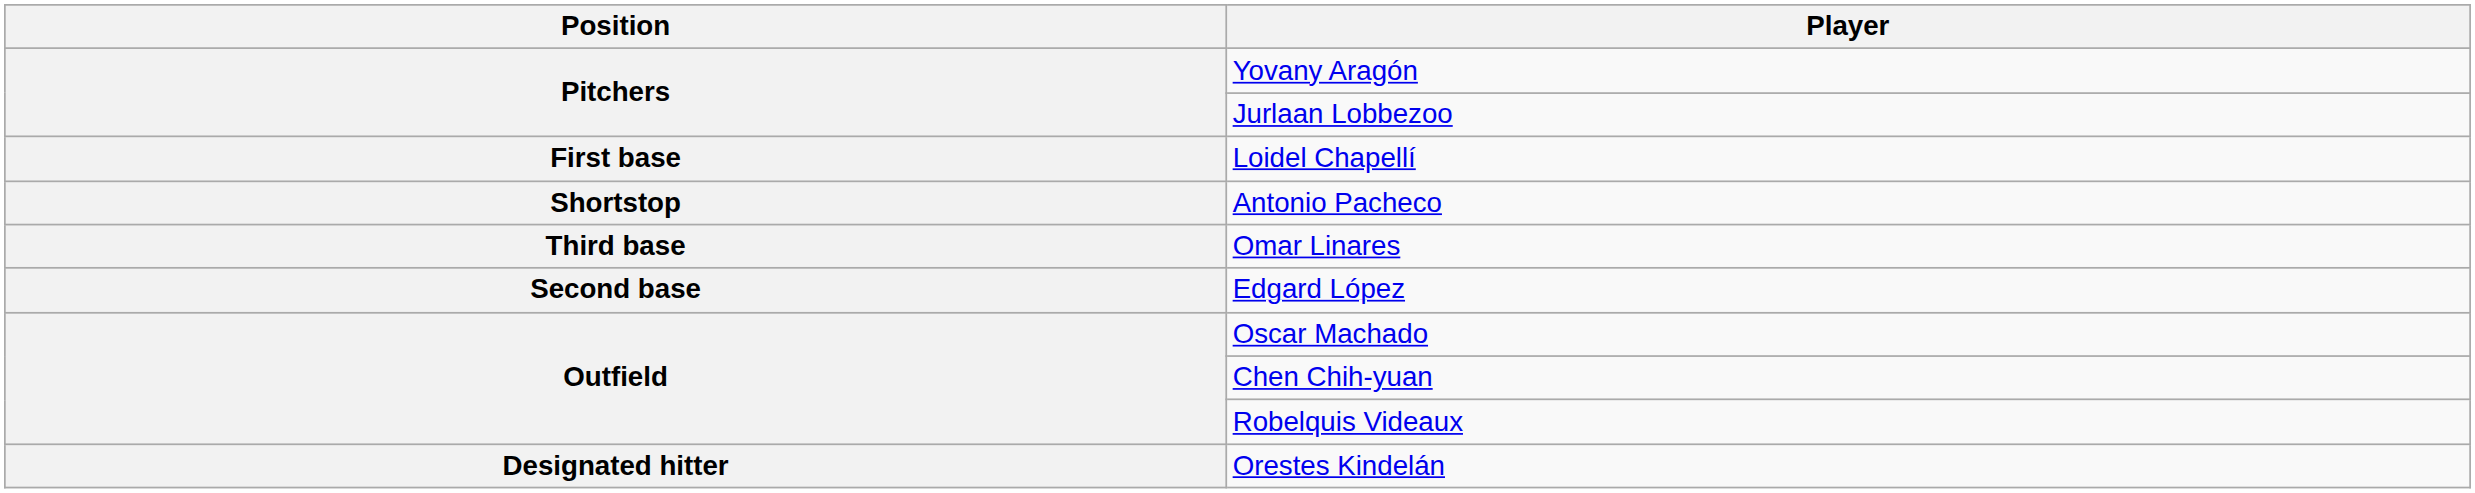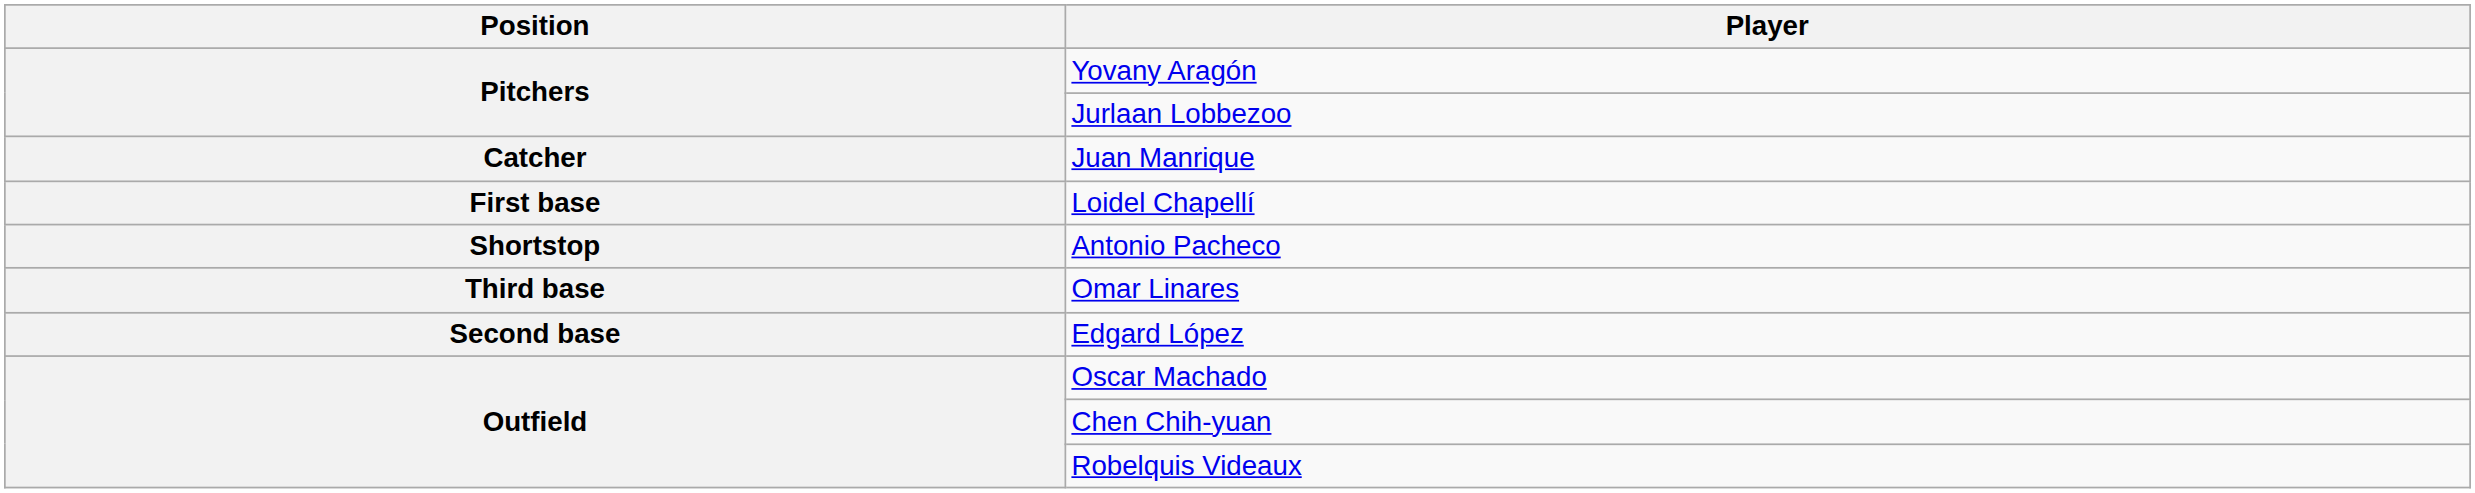+ row: (1163, 158)
- row: (1339, 465)
